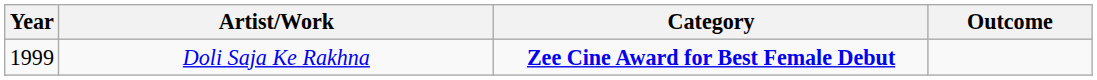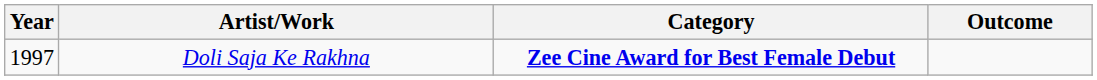(32, 57) 1999 -> (32, 57) 1997
